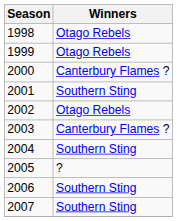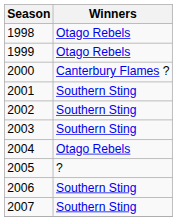(93, 110) Otago Rebels -> (96, 110) Southern Sting
(113, 129) Canterbury Flames ? -> (96, 129) Southern Sting
(96, 149) Southern Sting -> (93, 149) Otago Rebels
